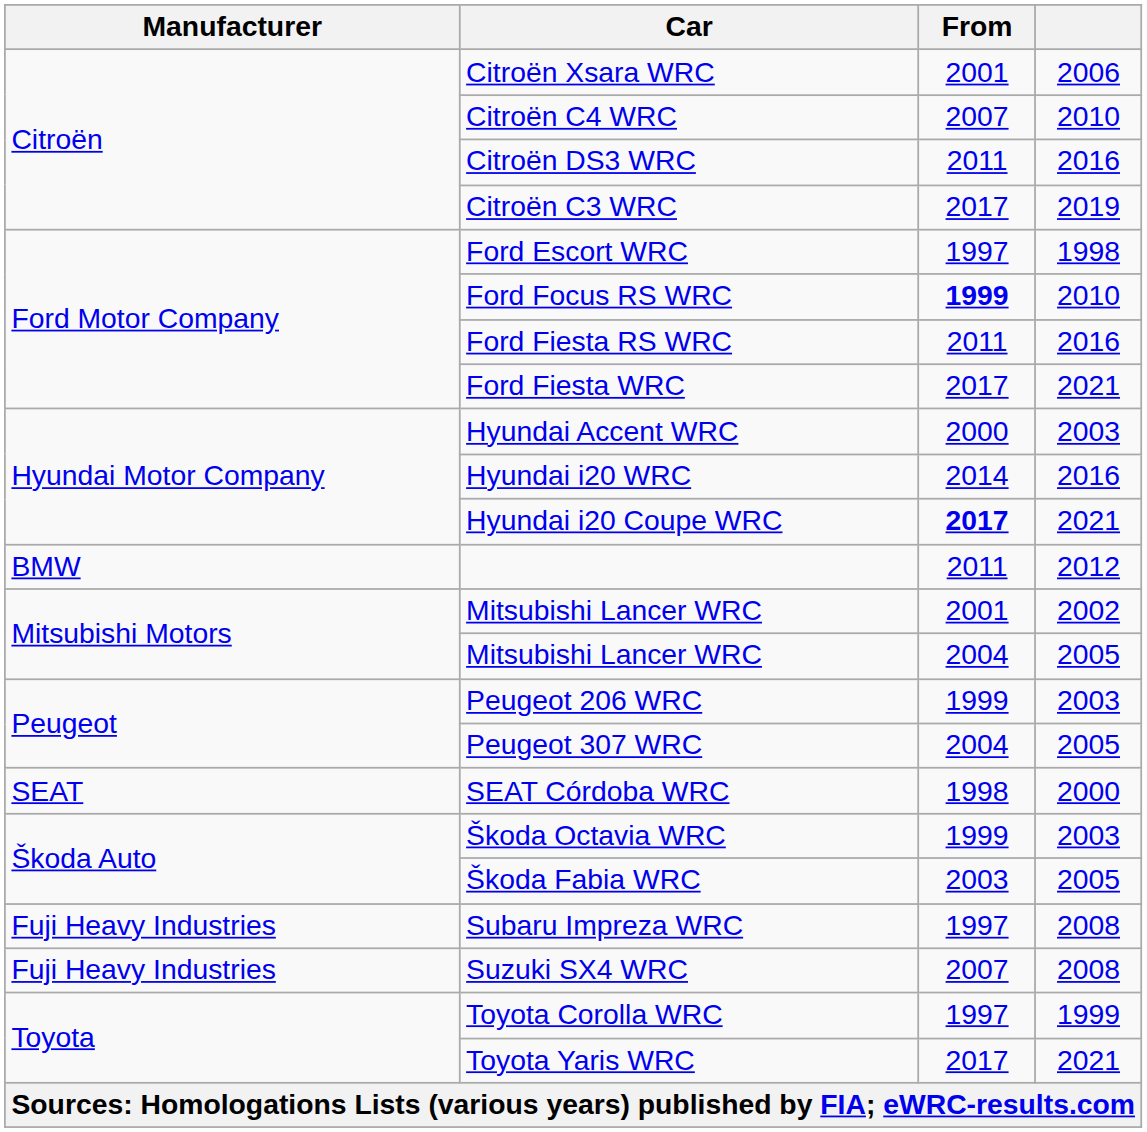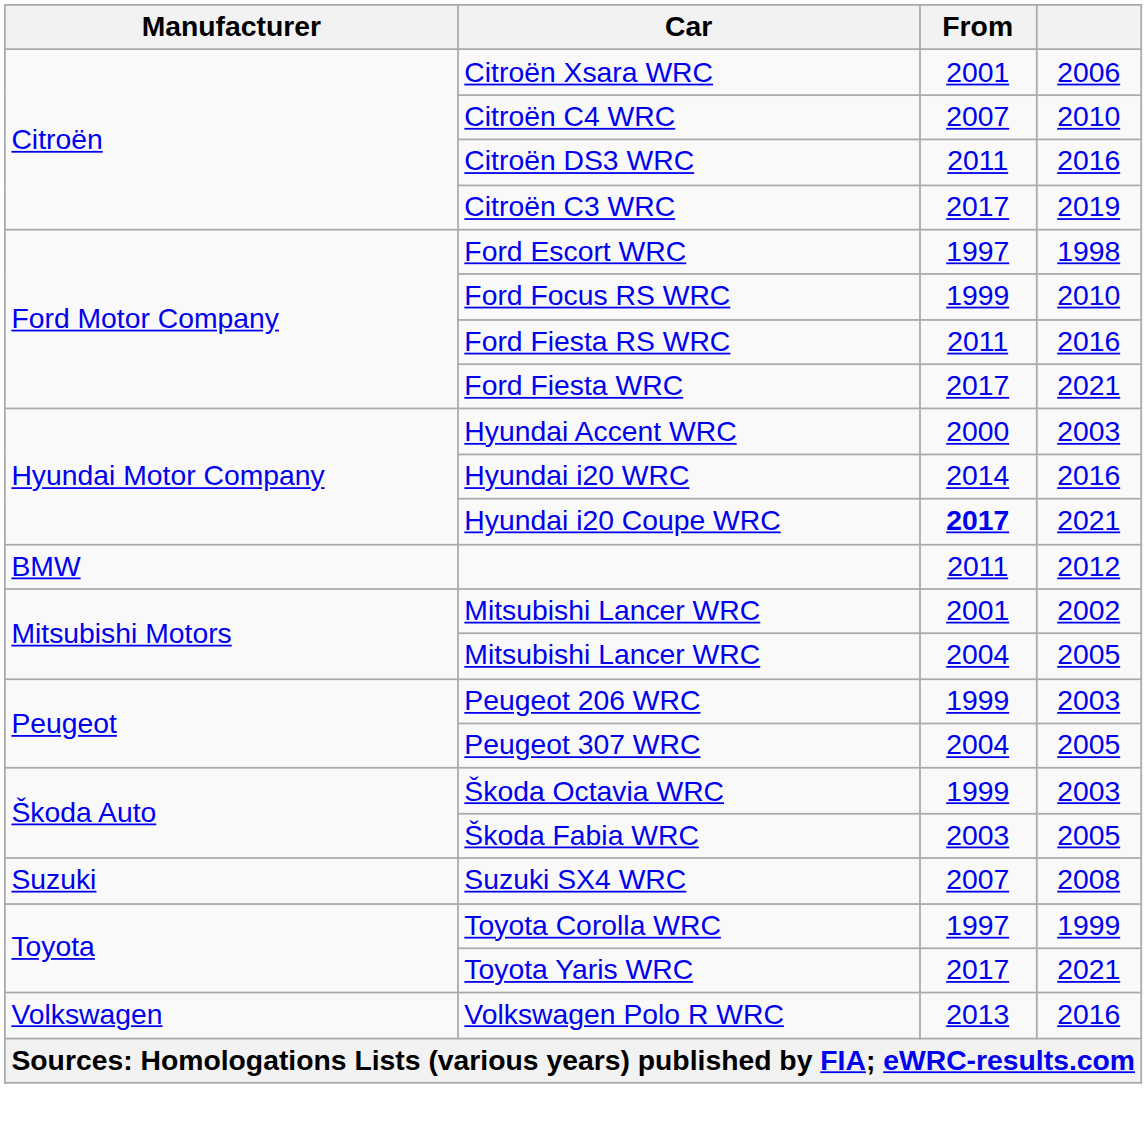(977, 296) bold -> (978, 296) normal
- row: (598, 790)
- row: (605, 925)
(144, 970) Fuji Heavy Industries -> (54, 880) Suzuki
+ row: (624, 1015)
